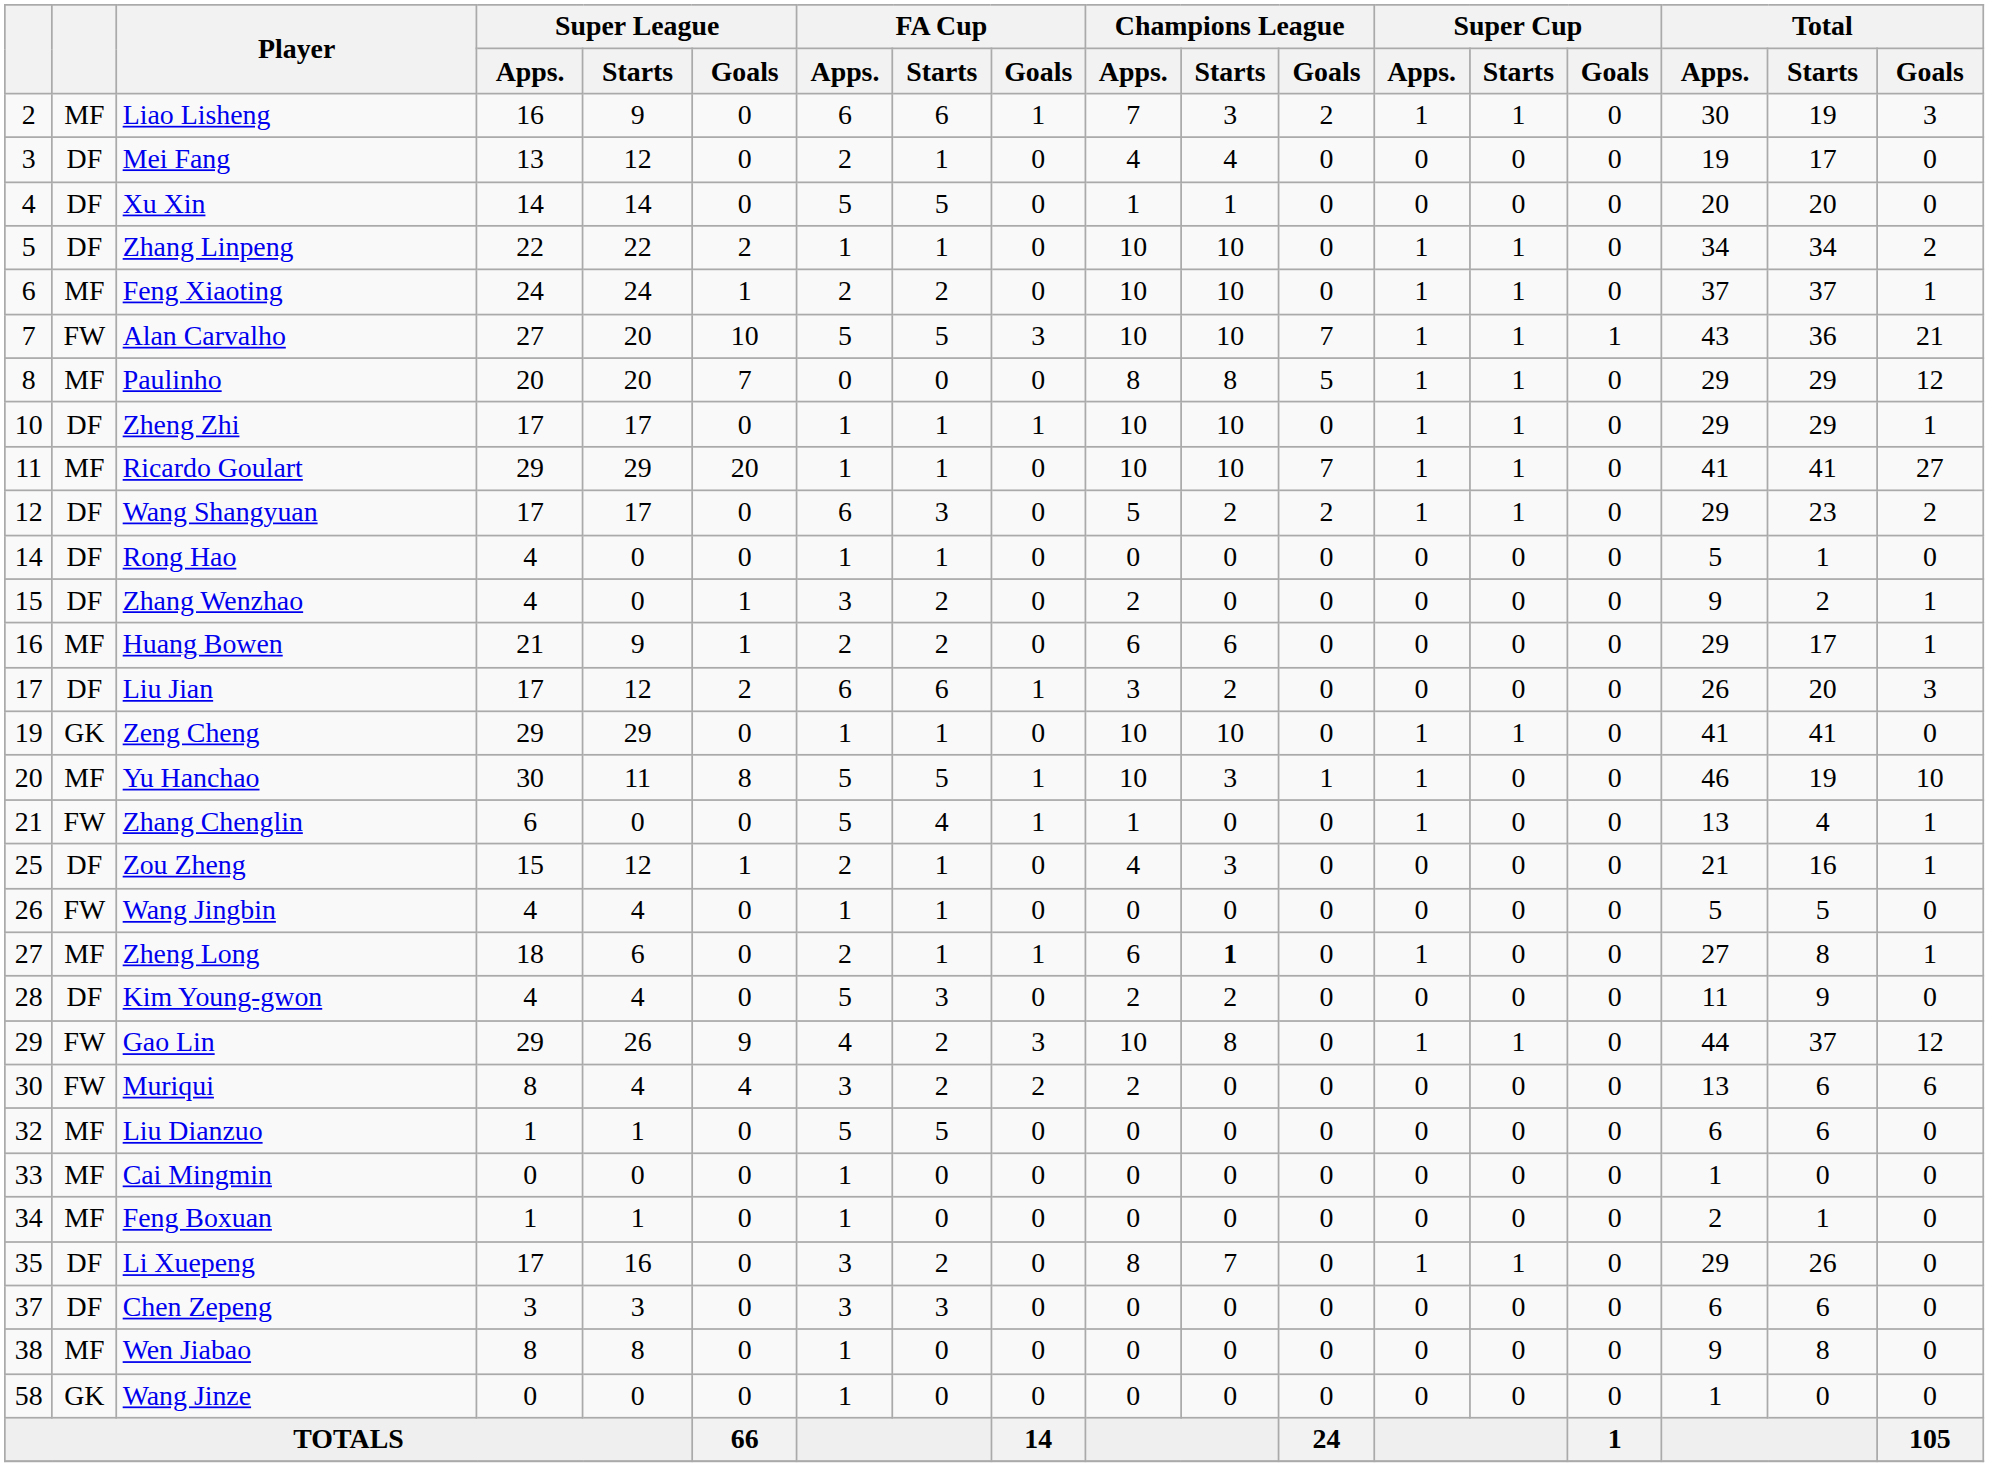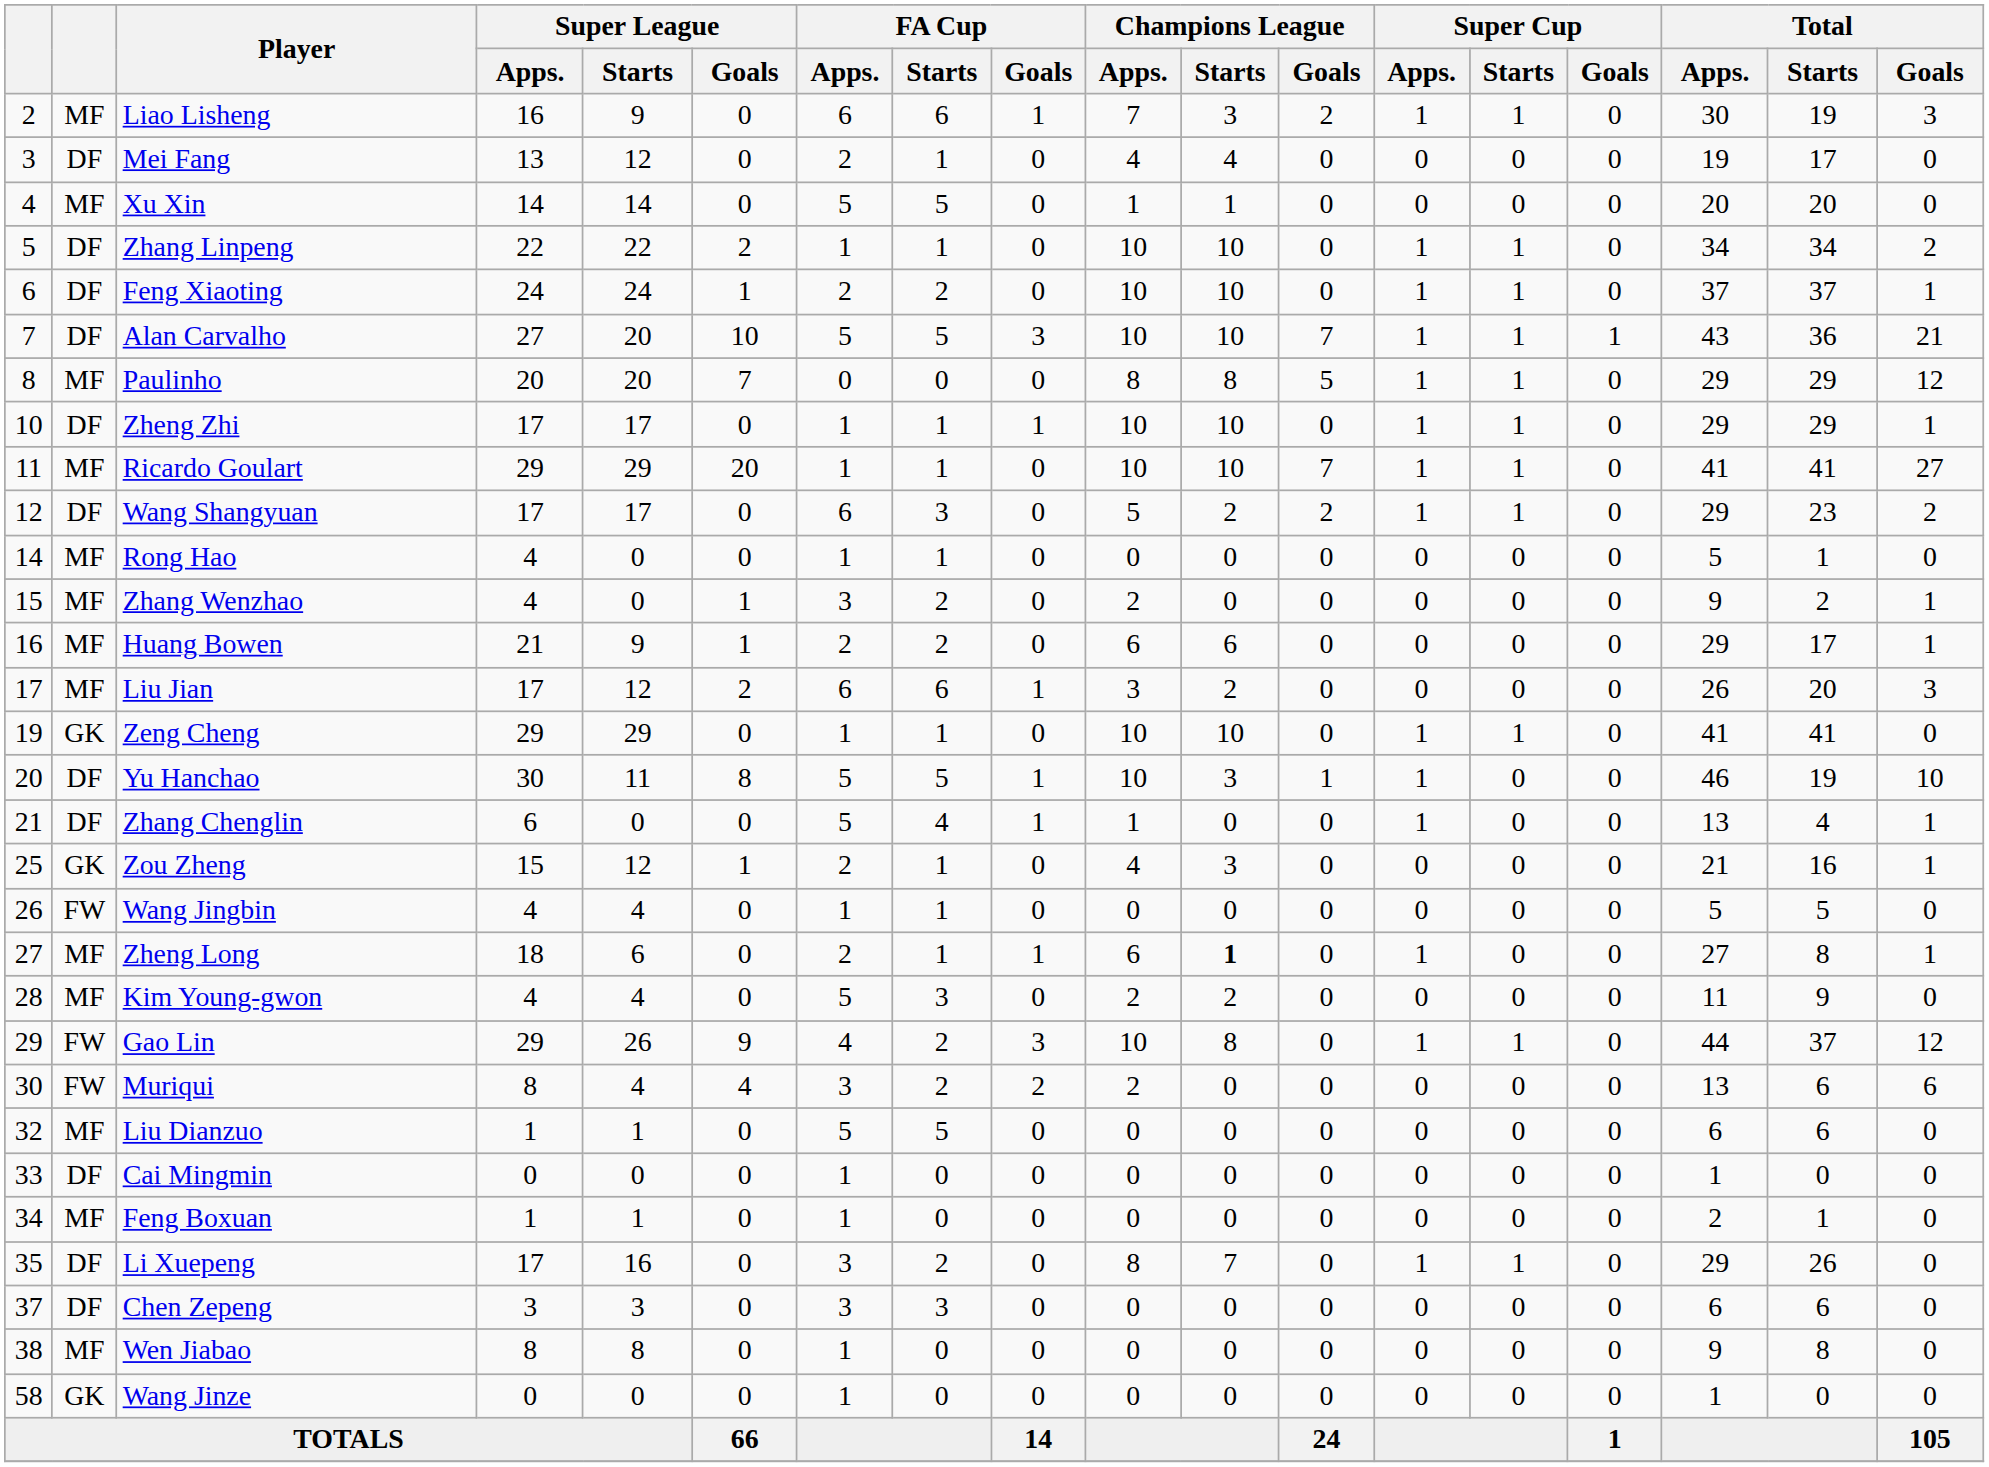(84, 203) DF -> (84, 203) MF
(84, 291) MF -> (84, 291) DF
(84, 335) FW -> (84, 335) DF
(84, 556) DF -> (84, 556) MF
(84, 600) DF -> (84, 600) MF
(84, 688) DF -> (84, 688) MF
(84, 777) MF -> (84, 777) DF
(84, 821) FW -> (84, 821) DF
(84, 865) DF -> (84, 865) GK
(84, 997) DF -> (84, 997) MF
(84, 1174) MF -> (84, 1174) DF
